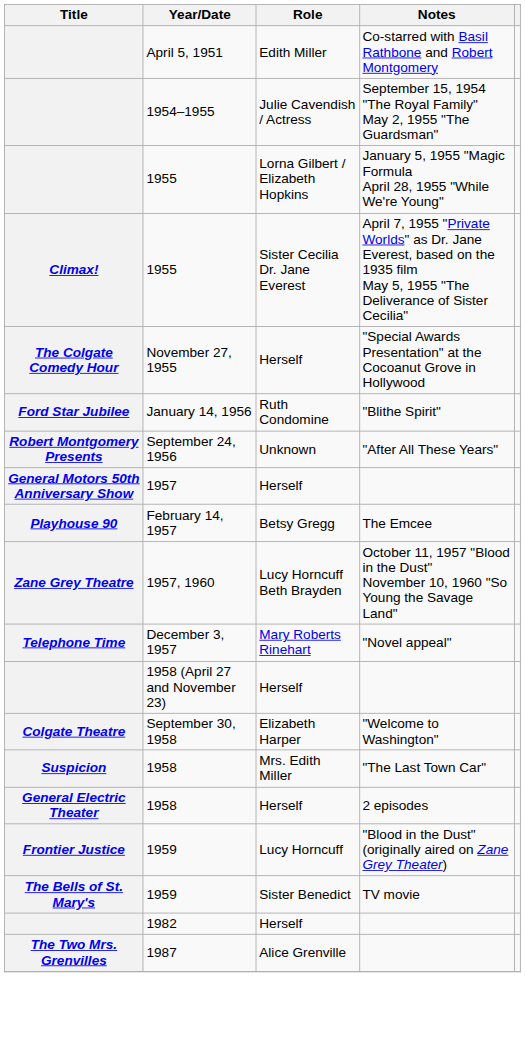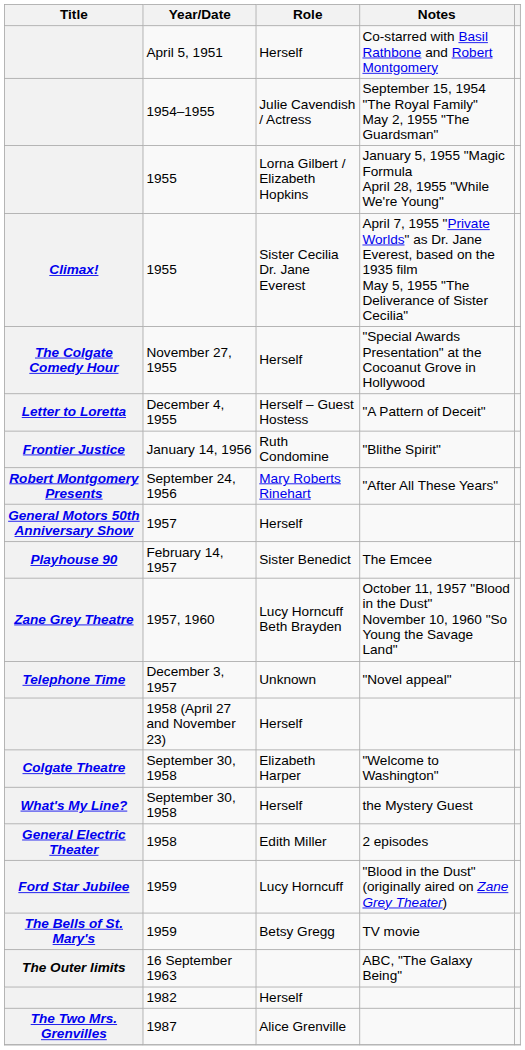(293, 52) Edith Miller -> (281, 52) Herself
+ row: (185, 412)
(74, 412) Ford Star Jubilee -> (74, 449) Frontier Justice
(288, 449) Unknown -> (300, 486) Mary Roberts Rinehart
(297, 523) Betsy Gregg -> (305, 559) Sister Benedict
(300, 642) Mary Roberts Rinehart -> (288, 679) Unknown
+ row: (191, 805)
- row: (162, 768)
(281, 805) Herself -> (293, 842) Edith Miller
(74, 849) Frontier Justice -> (74, 886) Ford Star Jubilee
(305, 894) Sister Benedict -> (297, 931) Betsy Gregg
+ row: (189, 968)
